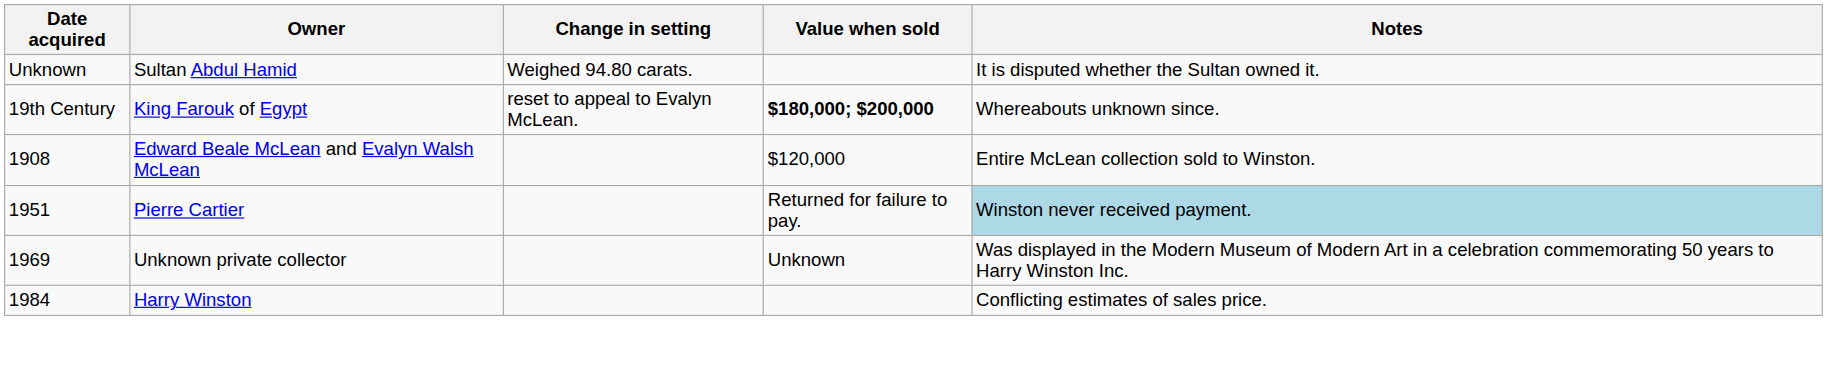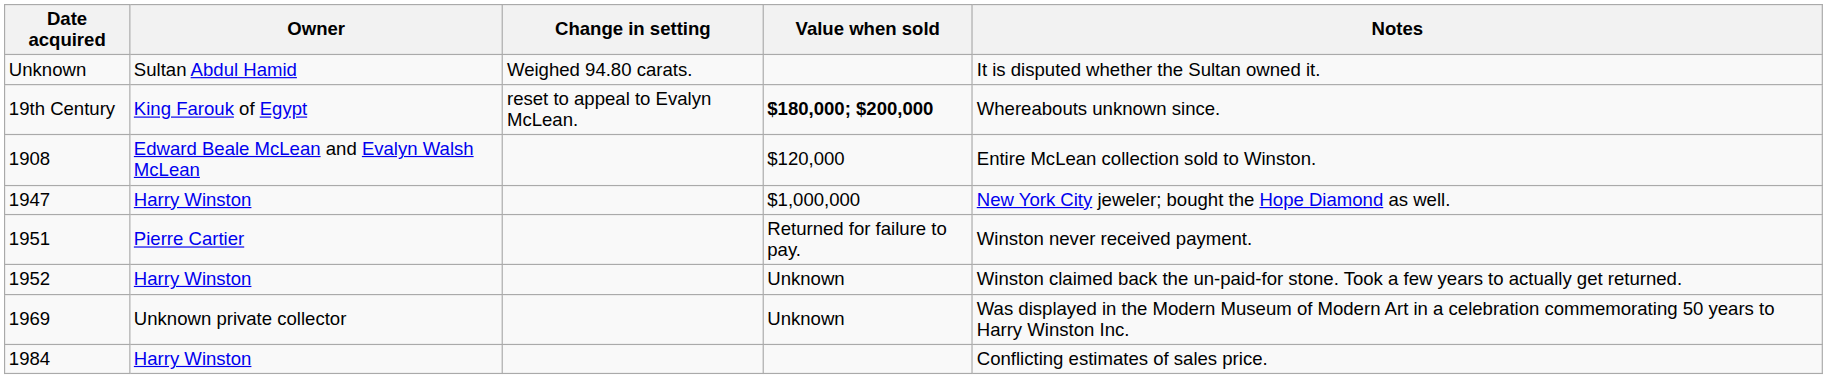+ row: (30, 199)
(1114, 210) lightblue background -> (1114, 239) no background
+ row: (30, 279)
